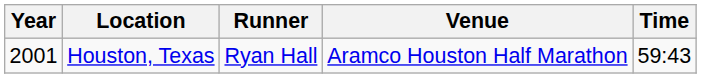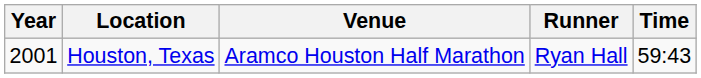columns swapped: (477, 21) <-> (271, 21)
